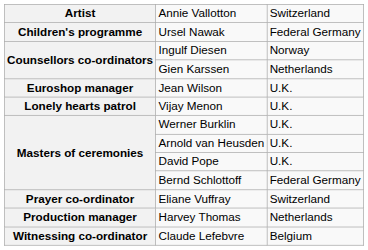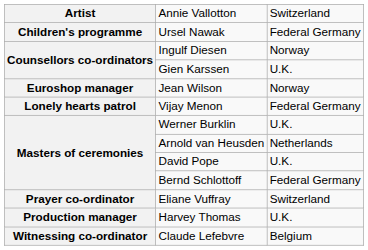(301, 69) Netherlands -> (281, 69) U.K.
(281, 87) U.K. -> (289, 87) Norway
(281, 106) U.K. -> (315, 106) Federal Germany
(281, 143) U.K. -> (301, 143) Netherlands
(301, 217) Netherlands -> (281, 217) U.K.
